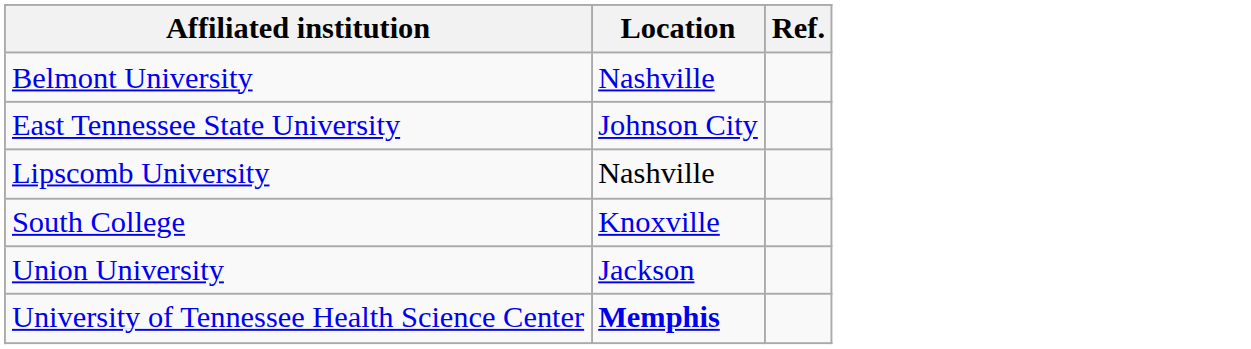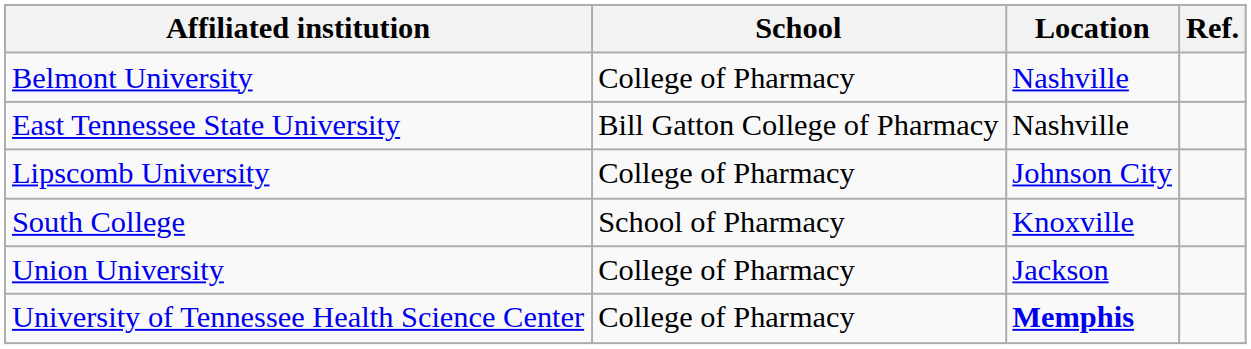+ column: (798, 28)
(678, 125) Johnson City -> (1071, 125) Nashville
(656, 173) Nashville -> (1092, 173) Johnson City
